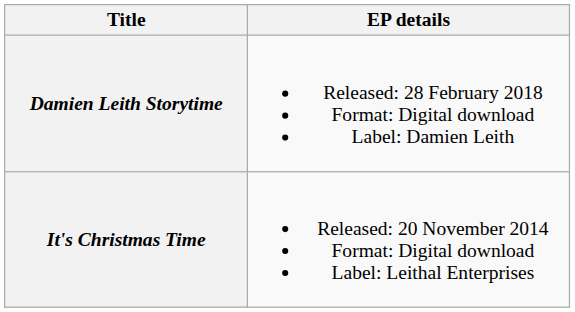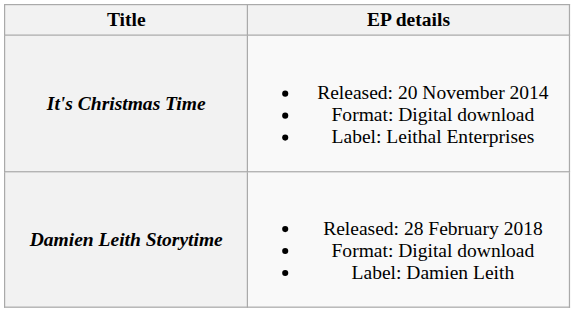rows swapped: (126, 239) <-> (126, 103)
